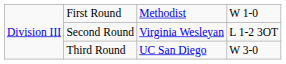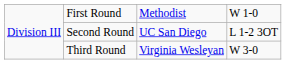(182, 31) Virginia Wesleyan -> (173, 31) UC San Diego
(173, 50) UC San Diego -> (182, 50) Virginia Wesleyan
